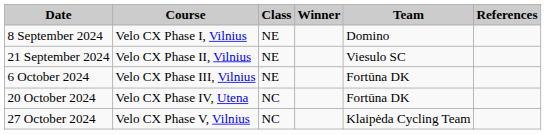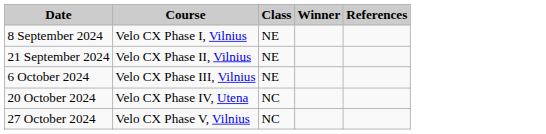- column: (408, 14)
